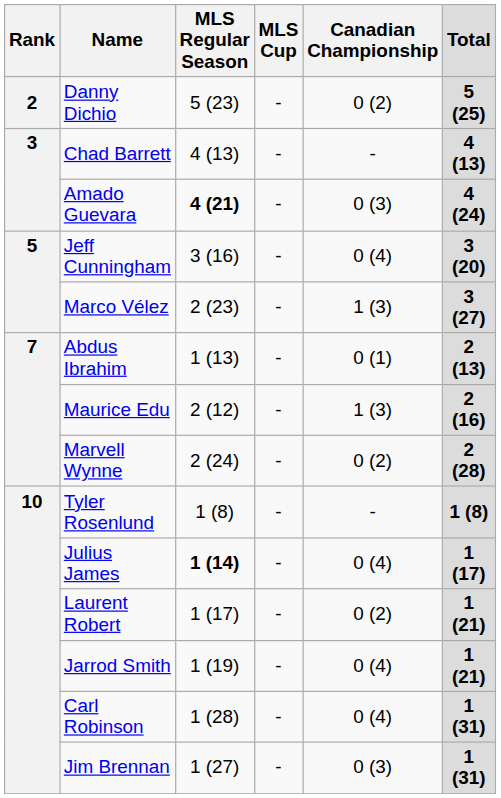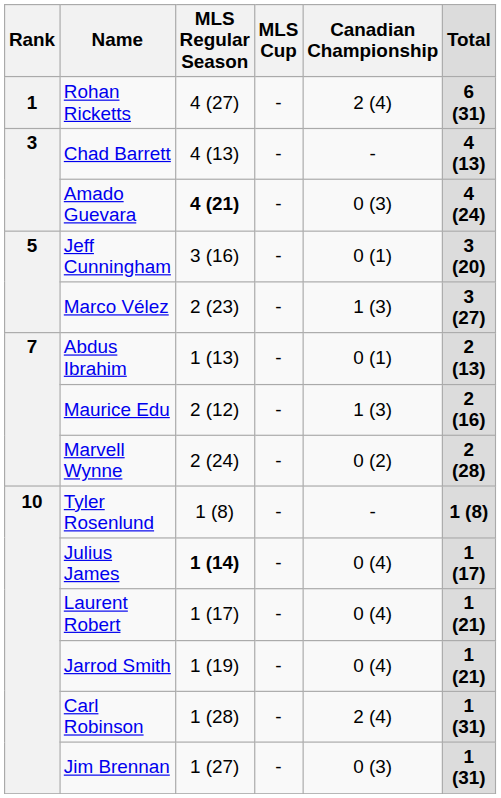+ row: (97, 102)
- row: (91, 102)
(373, 256) 0 (4) -> (373, 256) 0 (1)
(373, 614) 0 (2) -> (373, 614) 0 (4)
(373, 716) 0 (4) -> (373, 716) 2 (4)
